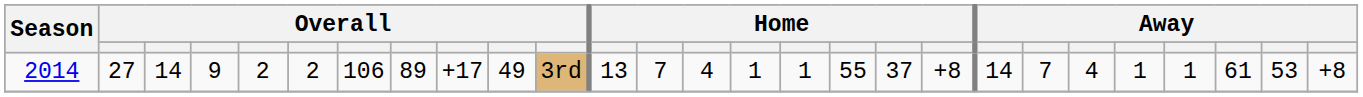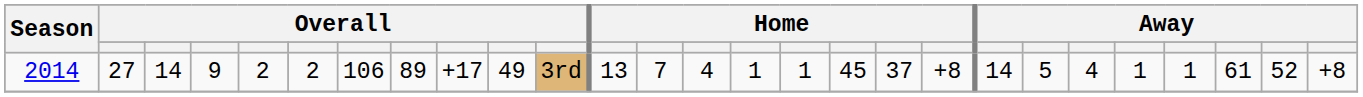(853, 72) 55 -> (853, 72) 45
(1045, 72) 7 -> (1045, 72) 5
(1284, 72) 53 -> (1284, 72) 52
